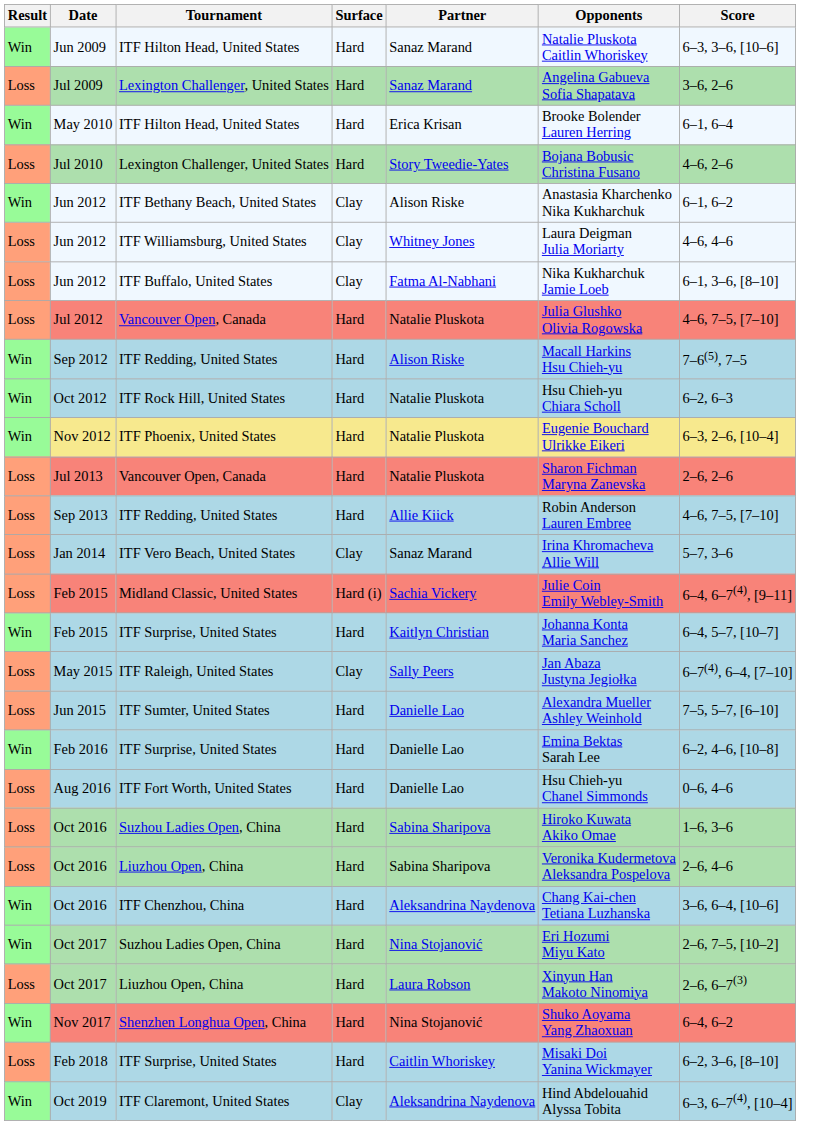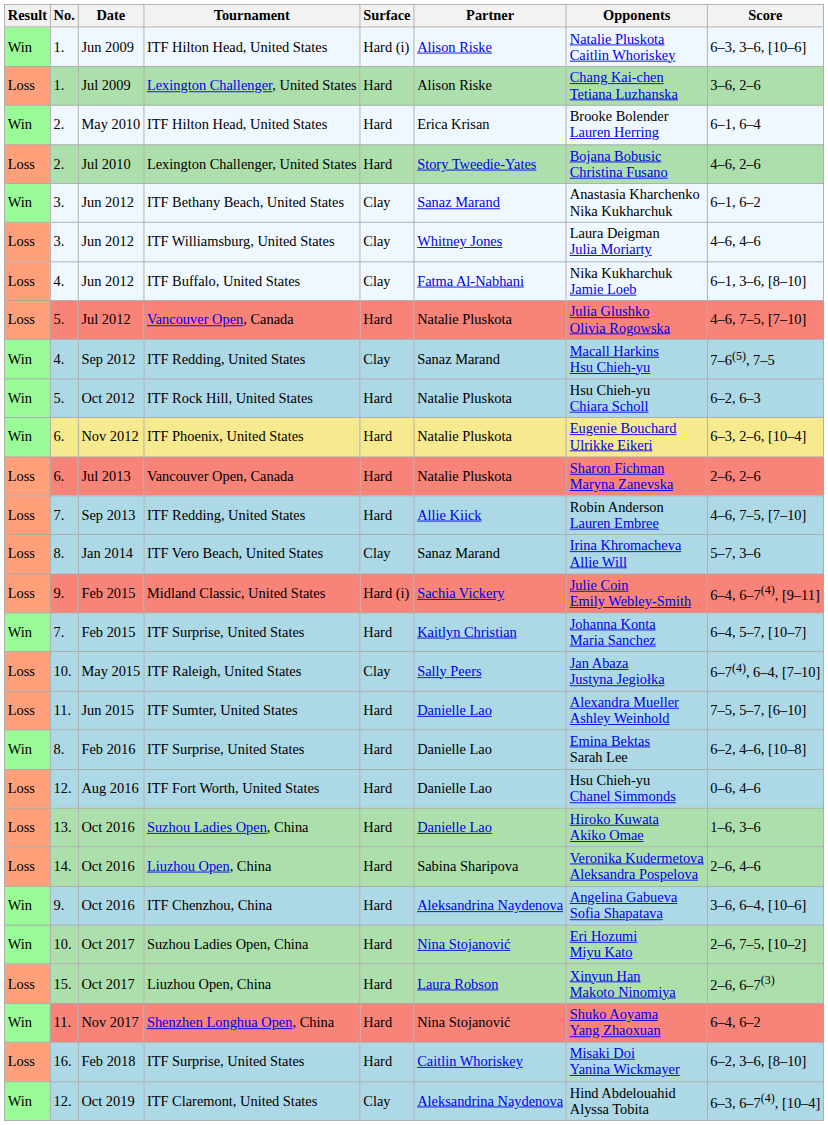+ column: (64, 15)
(350, 46) Hard -> (386, 46) Hard (i)
(431, 46) Sanaz Marand -> (455, 46) Alison Riske
(431, 85) Sanaz Marand -> (455, 85) Alison Riske
(596, 85) Angelina Gabueva Sofia Shapatava -> (624, 85) Chang Kai-chen Tetiana Luzhanska
(427, 203) Alison Riske -> (459, 203) Sanaz Marand
(350, 359) Hard -> (377, 359) Clay
(427, 359) Alison Riske -> (459, 359) Sanaz Marand
(440, 827) Sabina Sharipova -> (455, 827) Danielle Lao
(596, 905) Chang Kai-chen Tetiana Luzhanska -> (624, 905) Angelina Gabueva Sofia Shapatava
